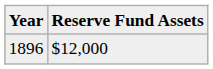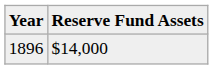(80, 48) $12,000 -> (80, 48) $14,000
